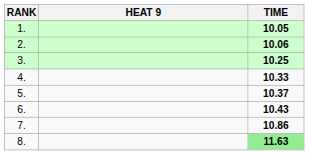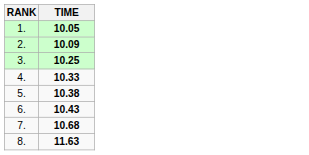- column: (143, 13)
(276, 45) 10.06 -> (67, 45) 10.09
(276, 94) 10.37 -> (67, 94) 10.38
(276, 126) 10.86 -> (67, 126) 10.68
(276, 142) lightgreen background -> (67, 142) no background
